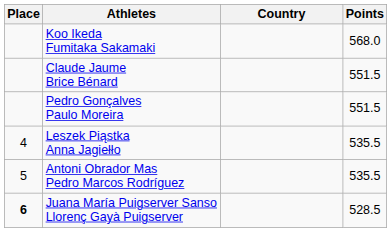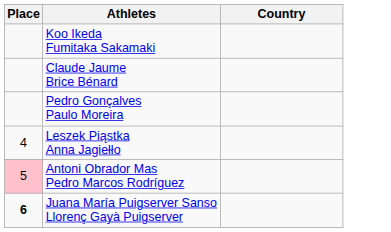- column: (365, 14)
(24, 176) no background -> (24, 176) pink background
